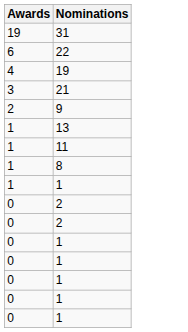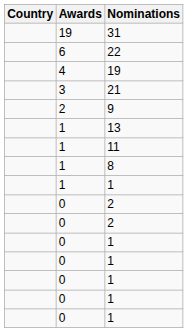+ column: (30, 14)
